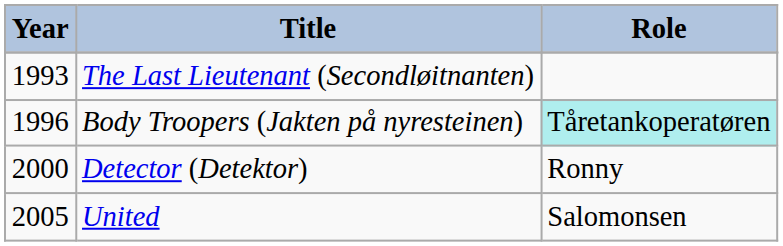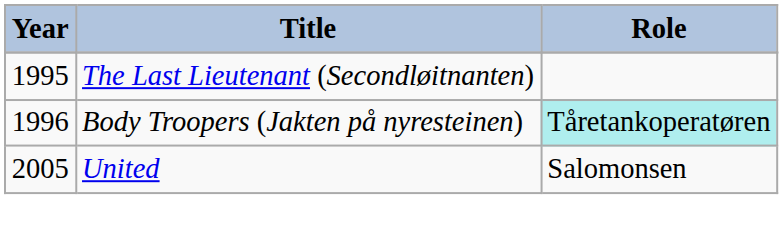(40, 75) 1993 -> (40, 75) 1995
- row: (195, 169)
